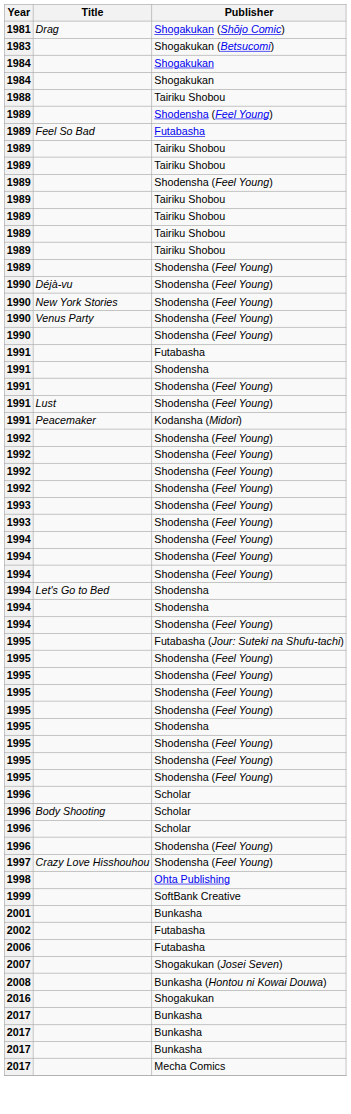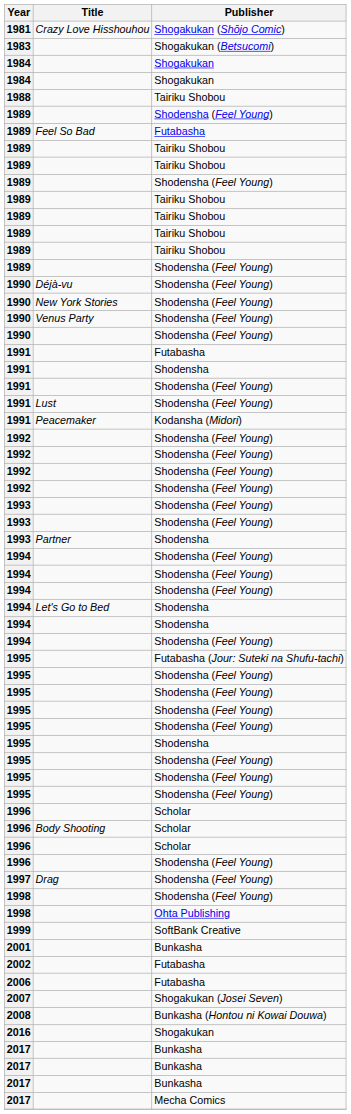(47, 30) Drag -> (93, 30) Crazy Love Hisshouhou
+ row: (19, 540)
(93, 863) Crazy Love Hisshouhou -> (47, 880) Drag
+ row: (19, 897)
